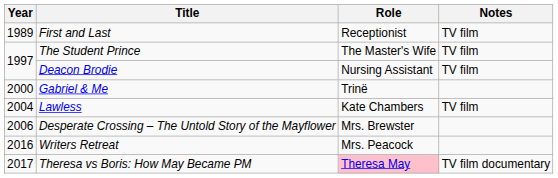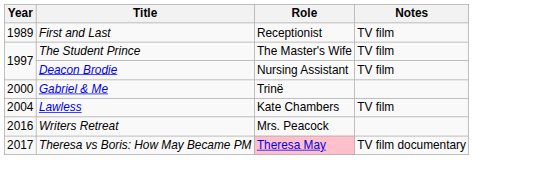- row: (187, 126)
